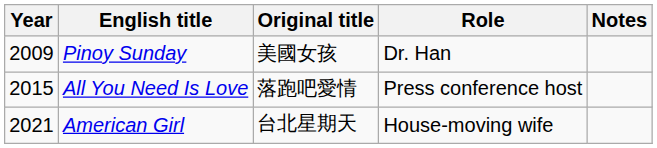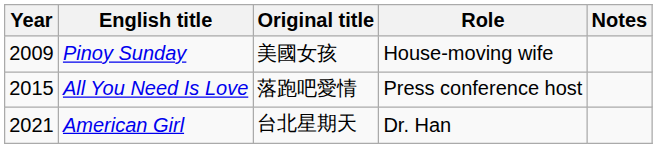(417, 53) Dr. Han -> (468, 53) House-moving wife
(468, 124) House-moving wife -> (417, 124) Dr. Han
